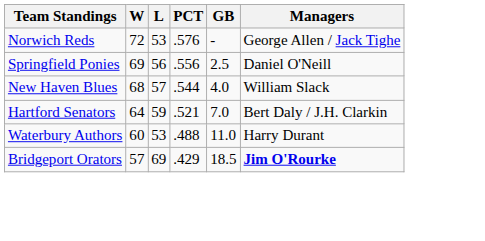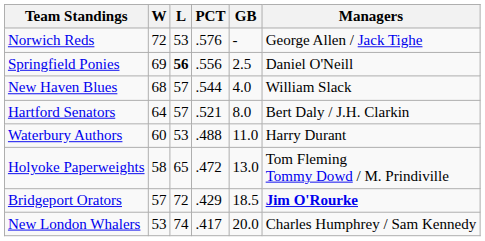(159, 64) normal -> (181, 64) bold
(159, 111) 59 -> (181, 111) 57
(220, 111) 7.0 -> (242, 111) 8.0
+ row: (76, 168)
(159, 159) 69 -> (181, 200) 72
+ row: (74, 224)
